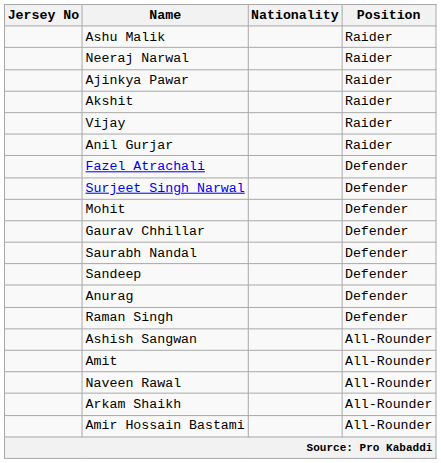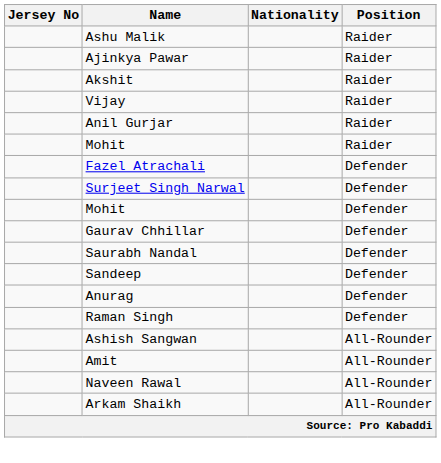- row: (137, 59)
+ row: (105, 145)
- row: (165, 426)
